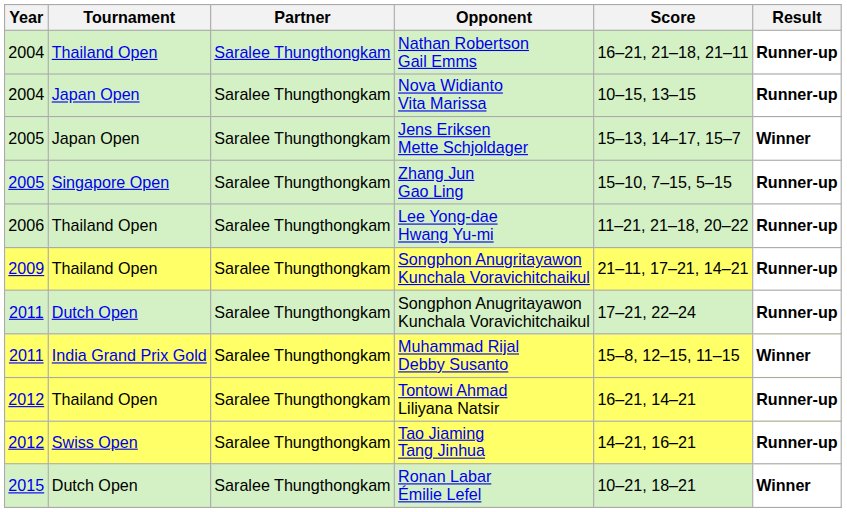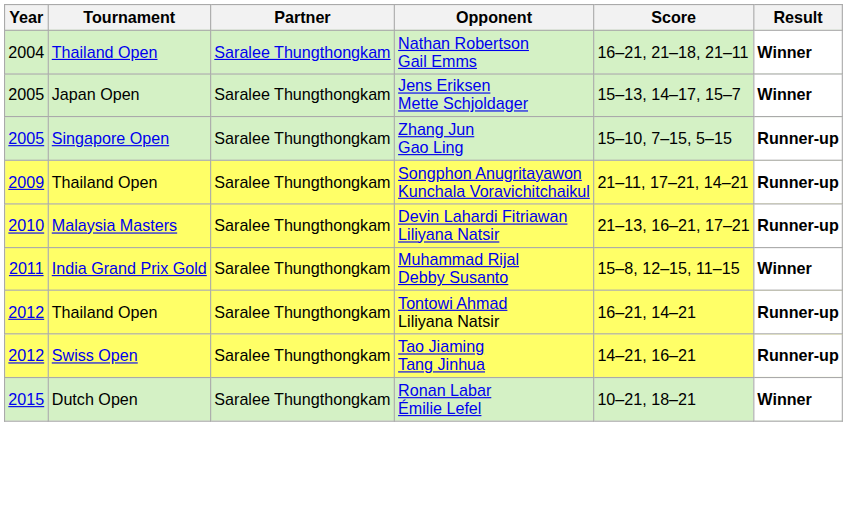(797, 52) Runner-up -> (785, 52) Winner
- row: (26, 96)
- row: (26, 226)
+ row: (26, 226)
- row: (26, 313)
